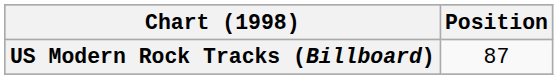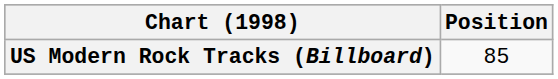(496, 57) 87 -> (496, 57) 85
